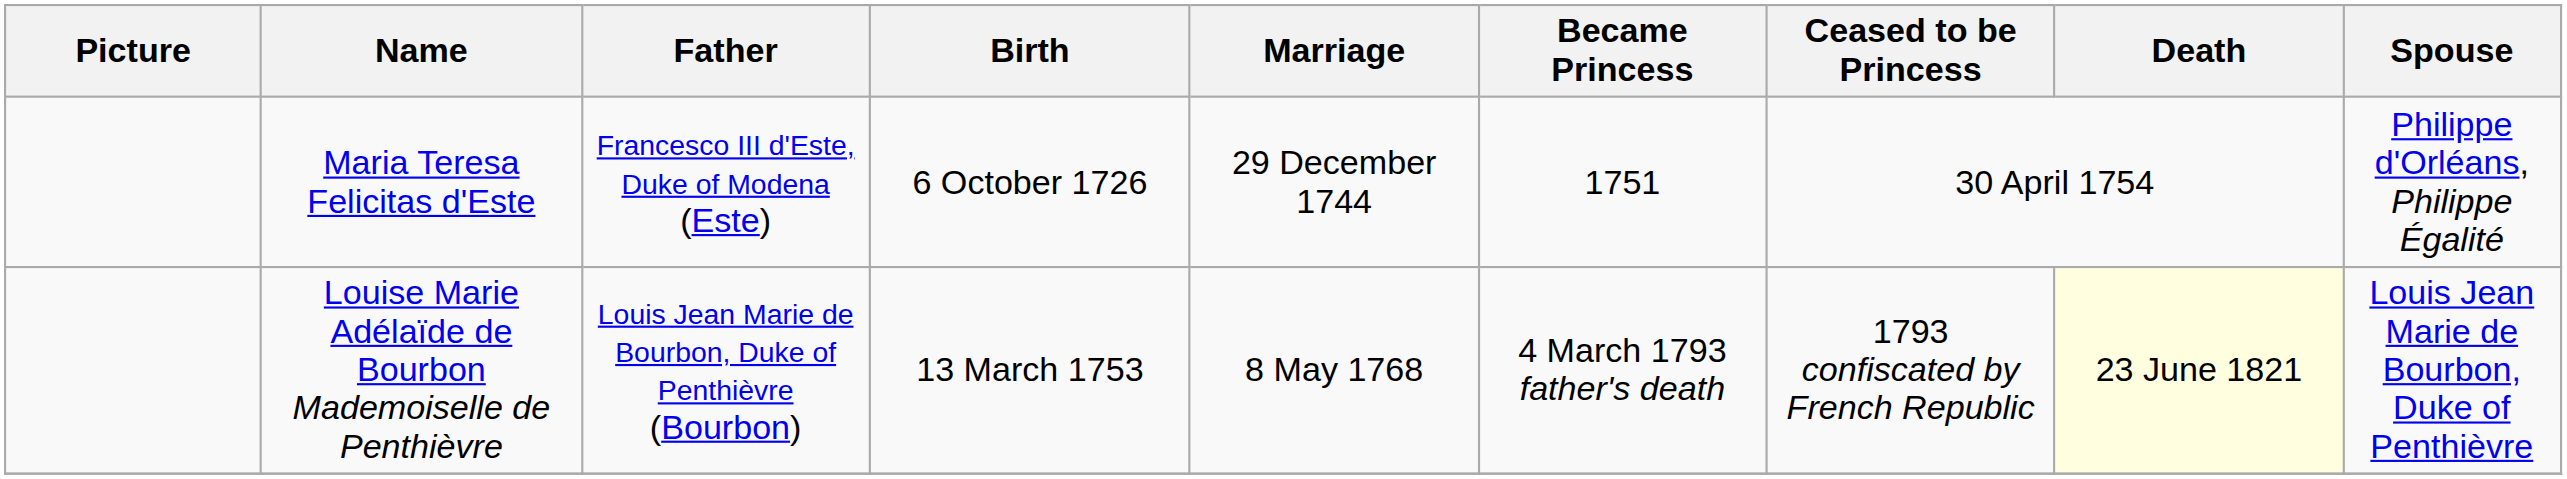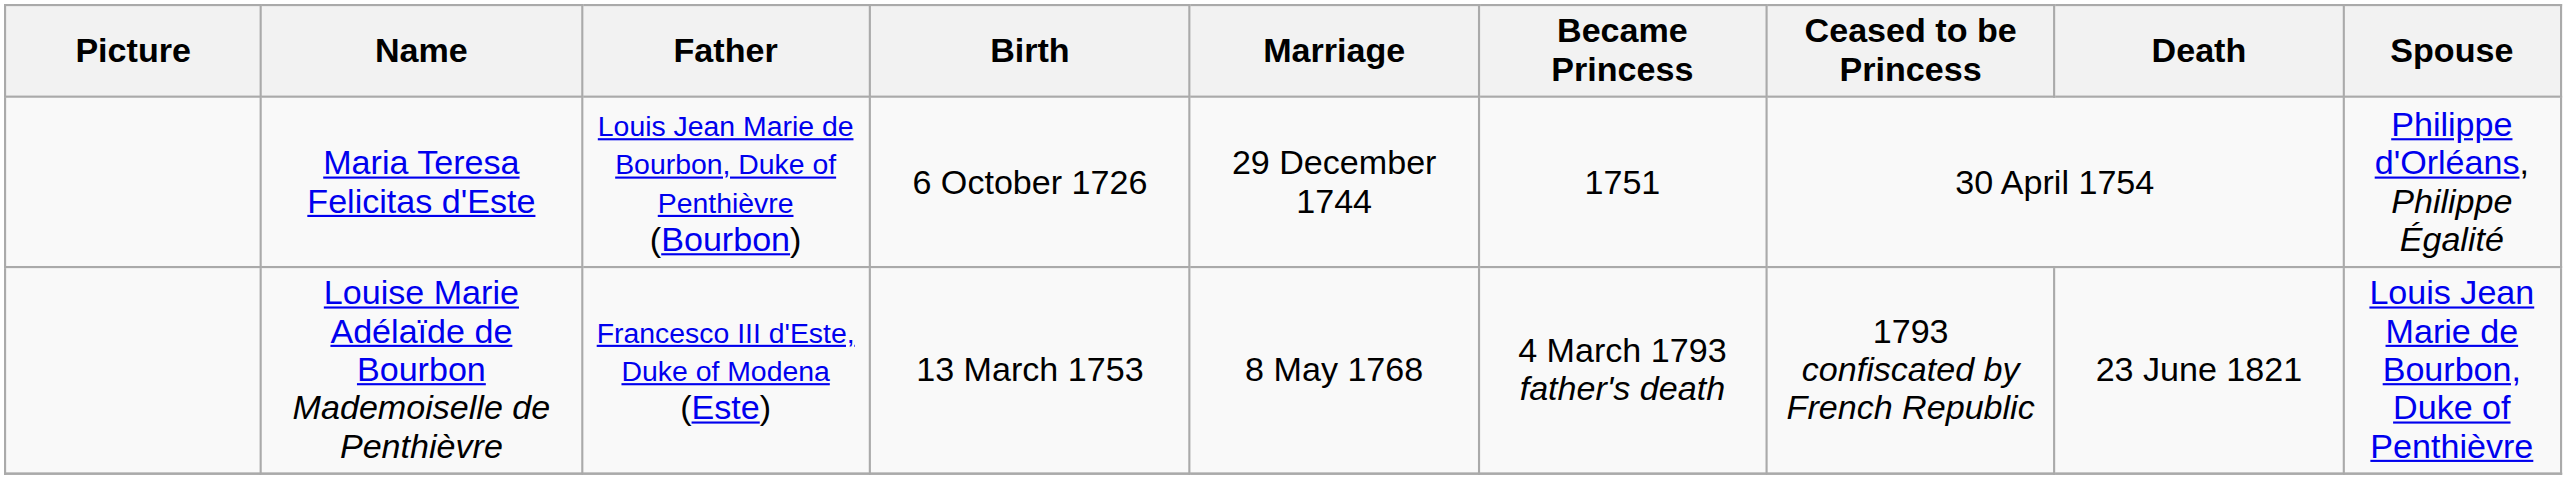(726, 183) Francesco III d'Este, Duke of Modena (Este) -> (726, 183) Louis Jean Marie de Bourbon, Duke of Penthièvre (Bourbon)
(726, 371) Louis Jean Marie de Bourbon, Duke of Penthièvre (Bourbon) -> (726, 371) Francesco III d'Este, Duke of Modena (Este)
(2199, 369) lightyellow background -> (2199, 369) no background
